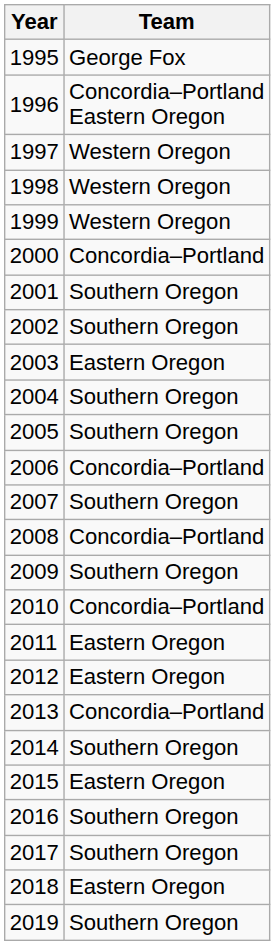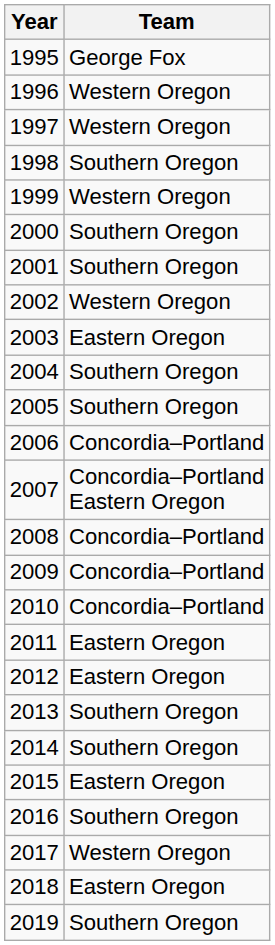(167, 104) Concordia–Portland Eastern Oregon -> (150, 92) Western Oregon
(150, 186) Western Oregon -> (154, 162) Southern Oregon
(167, 256) Concordia–Portland -> (154, 232) Southern Oregon
(154, 326) Southern Oregon -> (150, 302) Western Oregon
(154, 502) Southern Oregon -> (167, 489) Concordia–Portland Eastern Oregon
(154, 572) Southern Oregon -> (167, 572) Concordia–Portland
(167, 712) Concordia–Portland -> (154, 712) Southern Oregon
(154, 852) Southern Oregon -> (150, 852) Western Oregon
